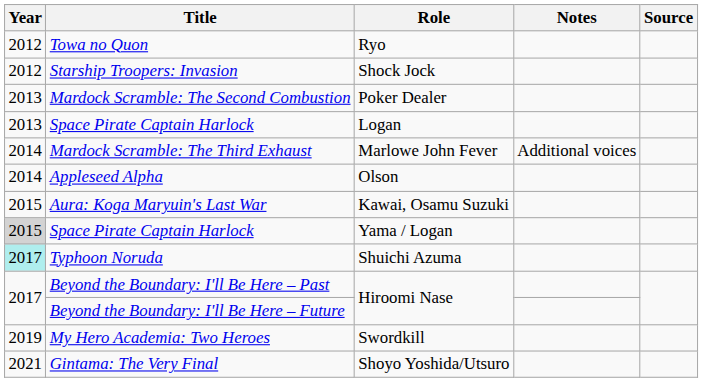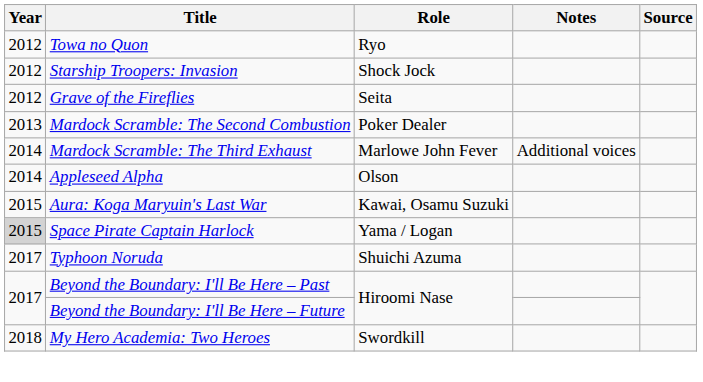+ row: (122, 97)
- row: (152, 124)
(25, 257) paleturquoise background -> (25, 257) no background
(25, 337) 2019 -> (25, 337) 2018
- row: (134, 364)
